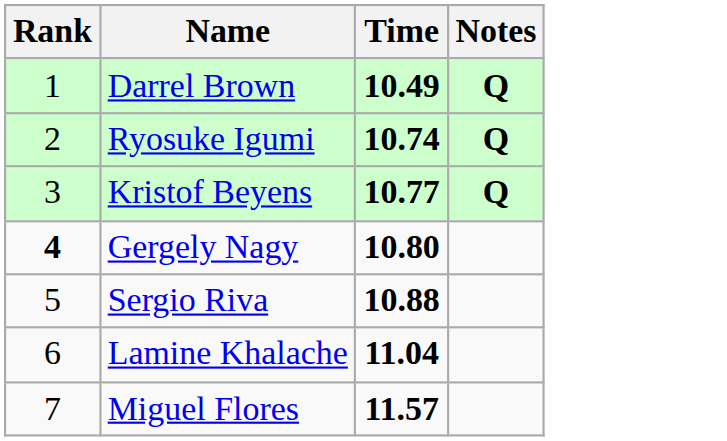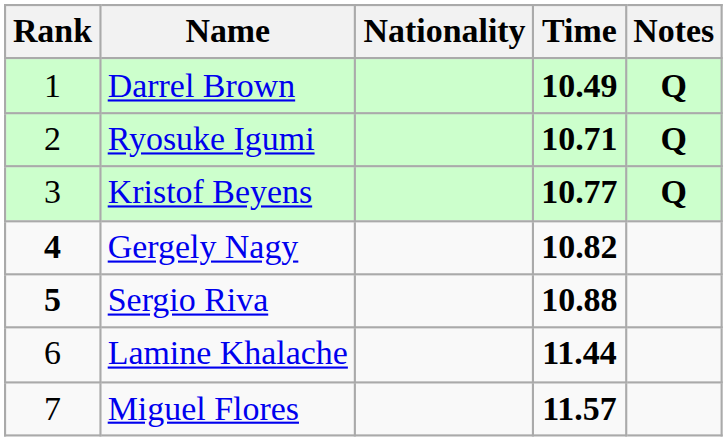+ column: (445, 31)
(402, 138) 10.74 -> (579, 138) 10.71
(402, 246) 10.80 -> (579, 246) 10.82
(52, 300) normal -> (52, 300) bold
(402, 354) 11.04 -> (579, 354) 11.44
